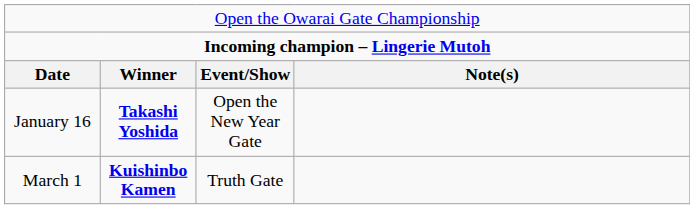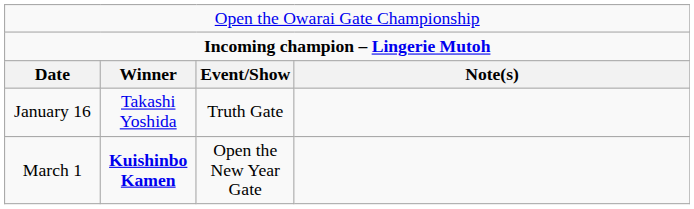(148, 121) bold -> (148, 112) normal
(245, 121) Open the New Year Gate -> (245, 112) Truth Gate
(245, 179) Truth Gate -> (245, 169) Open the New Year Gate
